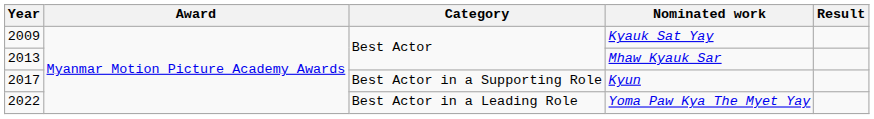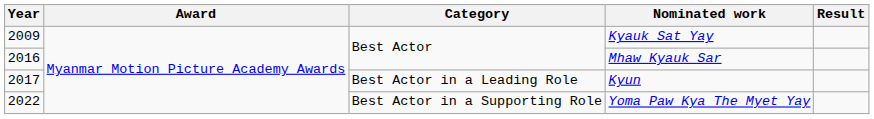(24, 59) 2013 -> (24, 59) 2016
(477, 81) Best Actor in a Supporting Role -> (465, 81) Best Actor in a Leading Role
(465, 103) Best Actor in a Leading Role -> (477, 103) Best Actor in a Supporting Role
